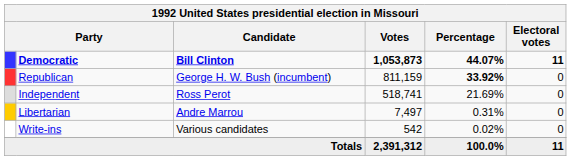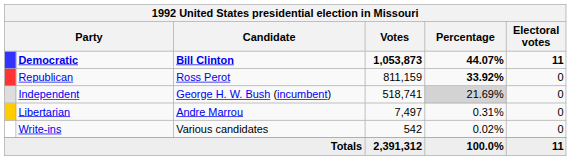(254, 77) George H. W. Bush (incumbent) -> (203, 77) Ross Perot
(203, 95) Ross Perot -> (254, 95) George H. W. Bush (incumbent)
(485, 95) no background -> (485, 95) lightgrey background
